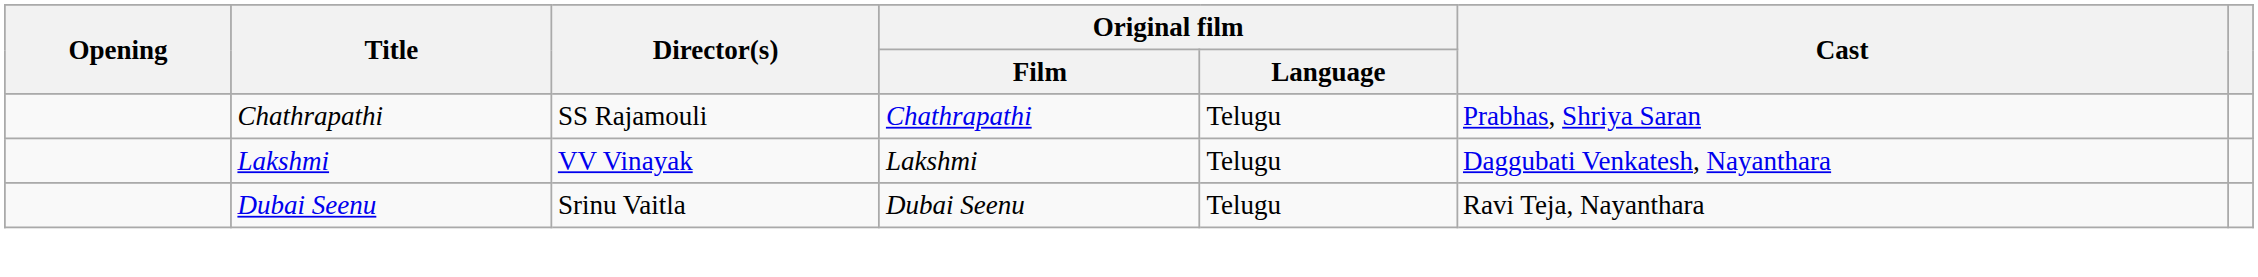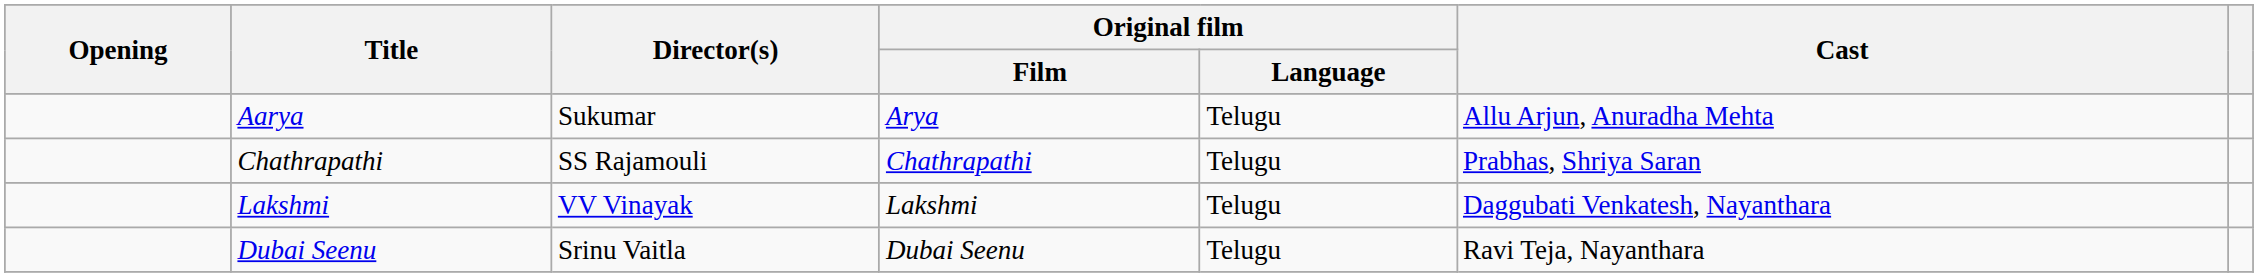+ row: (270, 116)
